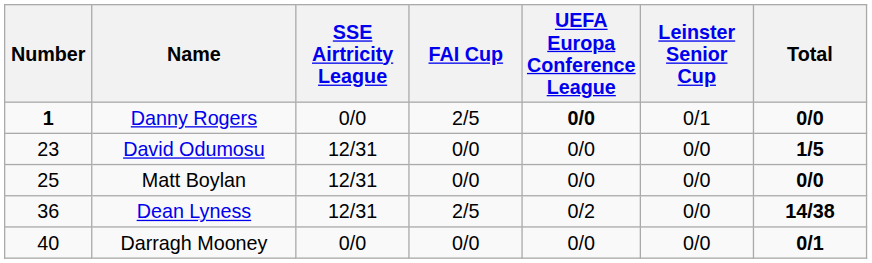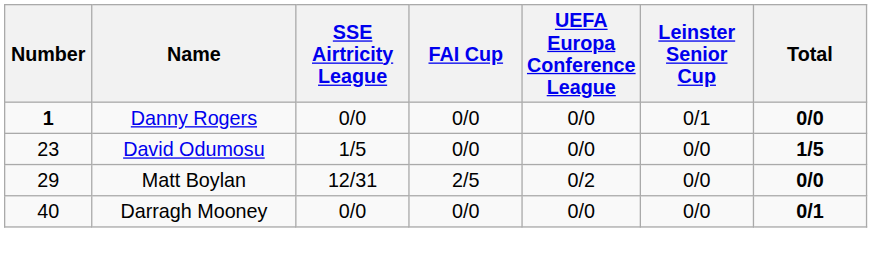(466, 118) 2/5 -> (466, 118) 0/0
(581, 118) bold -> (581, 118) normal
(353, 149) 12/31 -> (353, 149) 1/5
(48, 181) 25 -> (48, 181) 29
(466, 181) 0/0 -> (466, 181) 2/5
(581, 181) 0/0 -> (581, 181) 0/2
- row: (194, 212)
